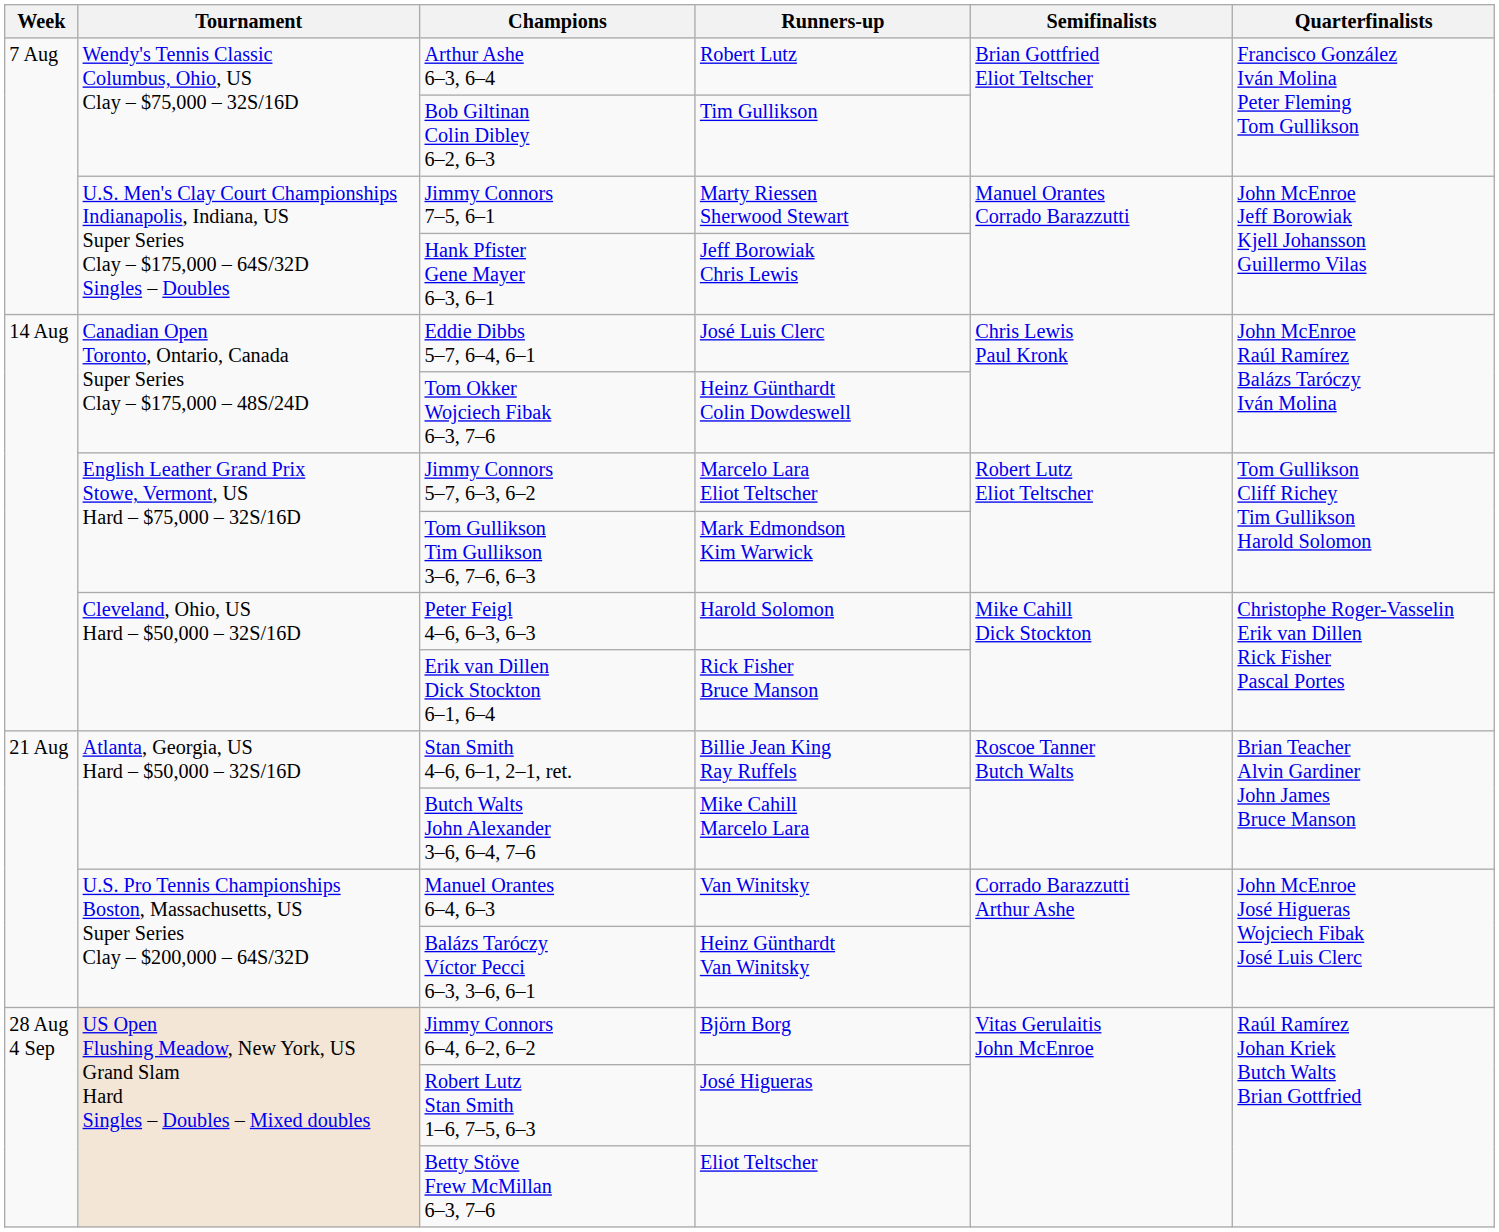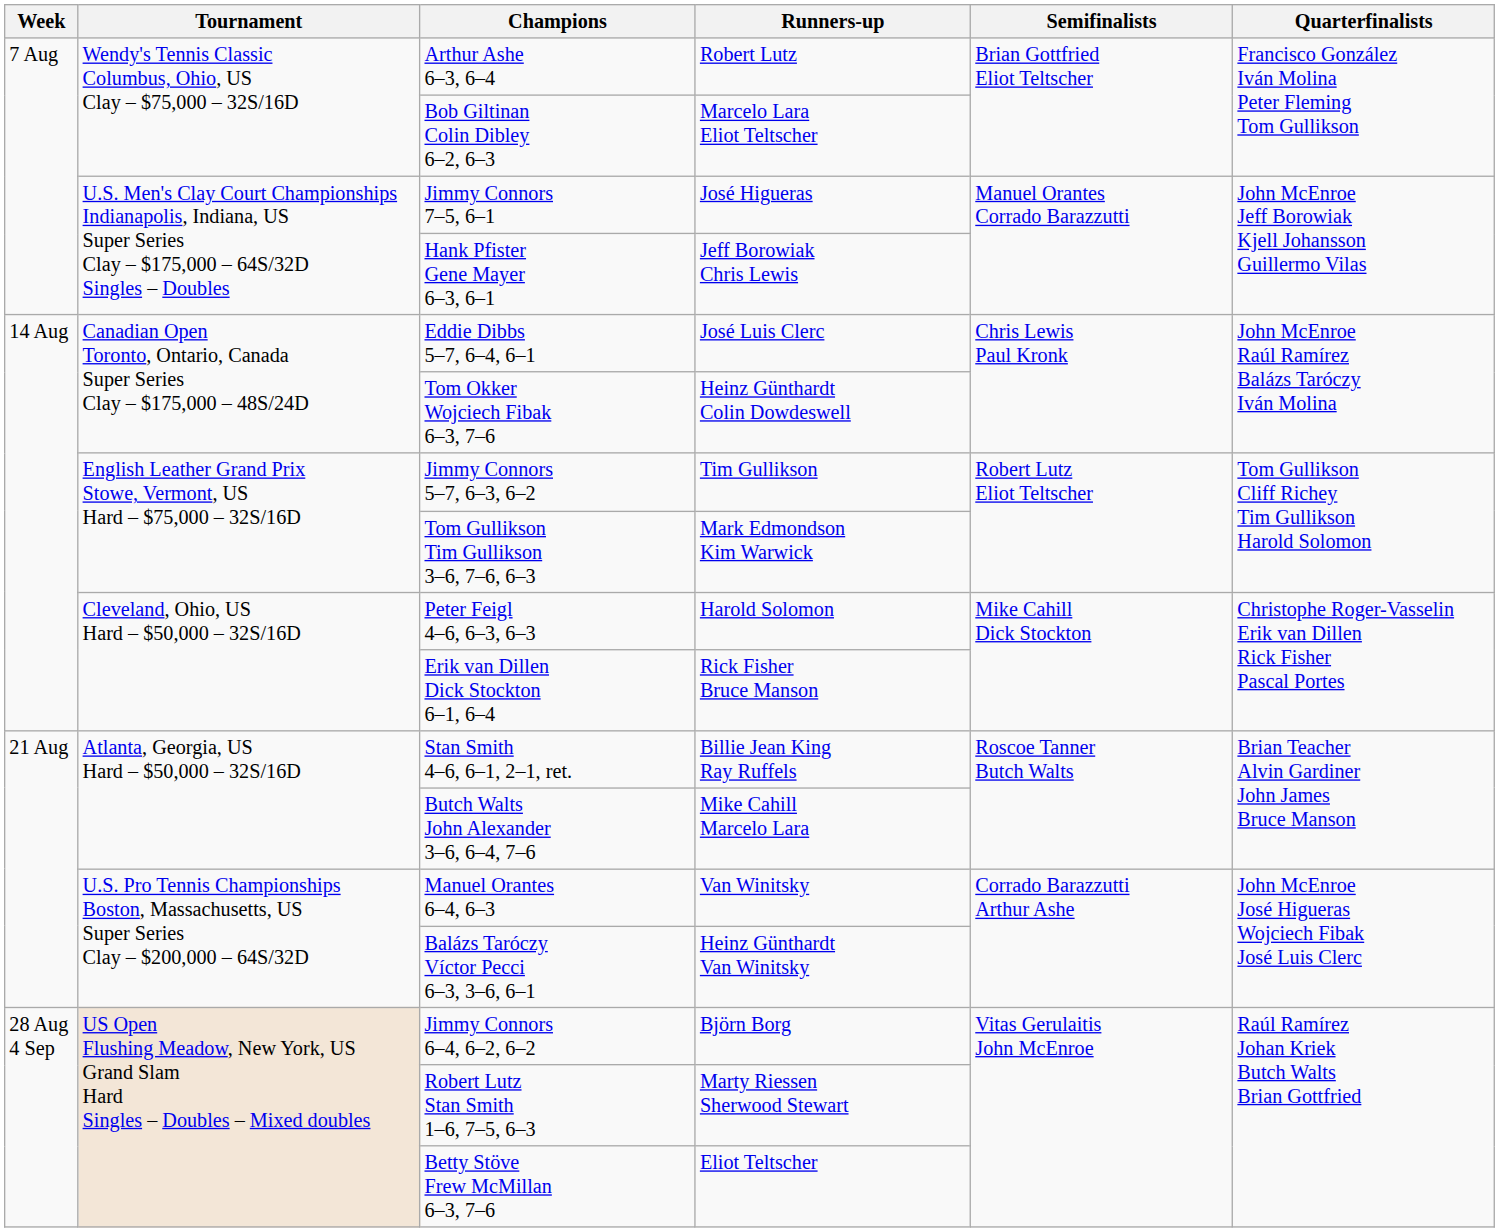(759, 111) Tim Gullikson -> (759, 123) Marcelo Lara Eliot Teltscher
(774, 205) Marty Riessen Sherwood Stewart -> (756, 193) José Higueras
(759, 482) Marcelo Lara Eliot Teltscher -> (759, 470) Tim Gullikson
(756, 1081) José Higueras -> (774, 1093) Marty Riessen Sherwood Stewart
